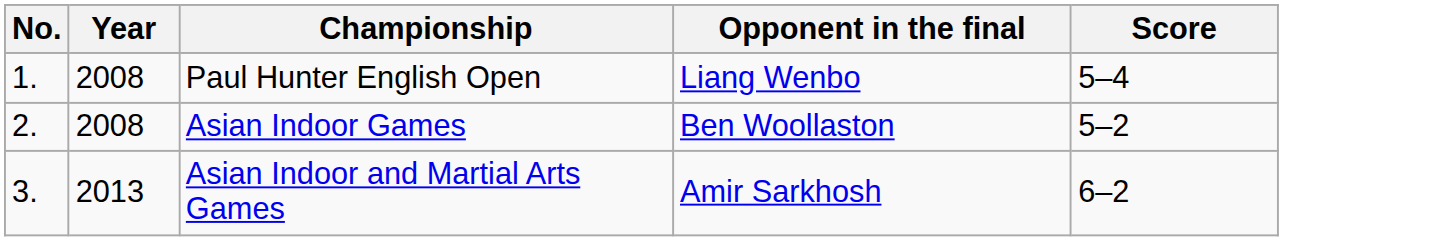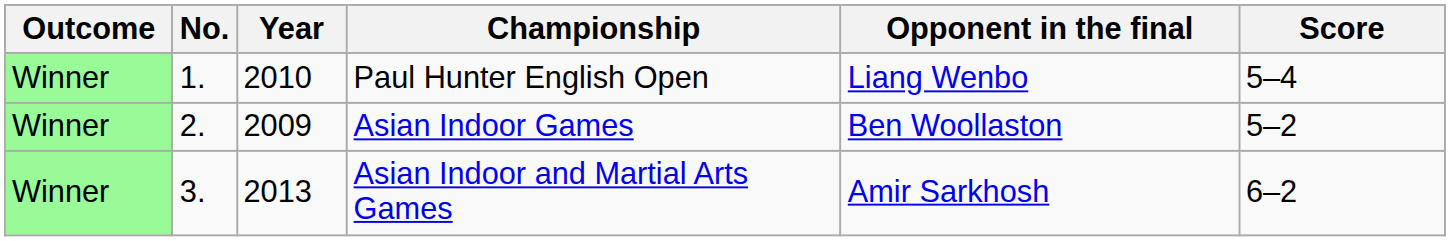+ column: (89, 28)
(110, 77) 2008 -> (278, 77) 2010
(110, 126) 2008 -> (278, 126) 2009
